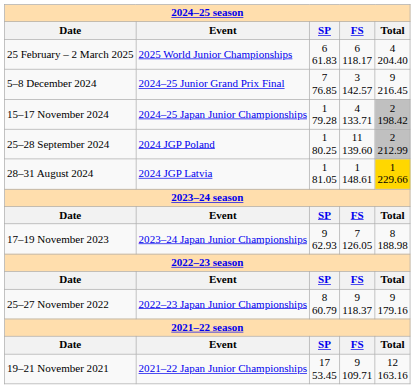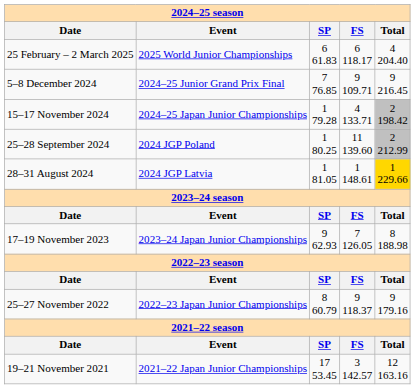(357, 84) 3 142.57 -> (357, 84) 9 109.71
(357, 369) 9 109.71 -> (357, 369) 3 142.57
